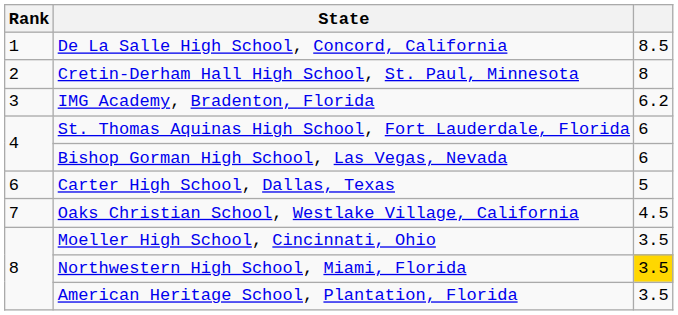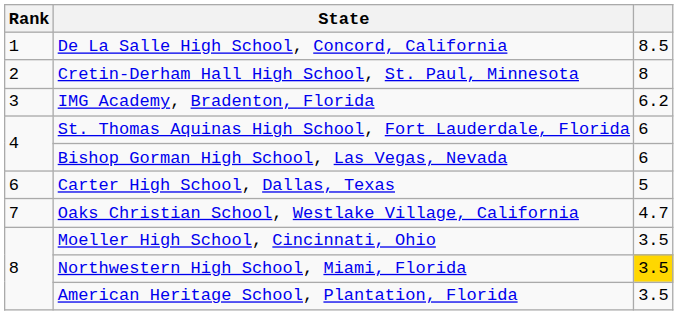(653, 213) 4.5 -> (653, 213) 4.7
